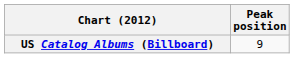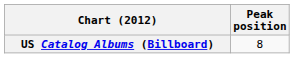(260, 44) 9 -> (260, 44) 8
